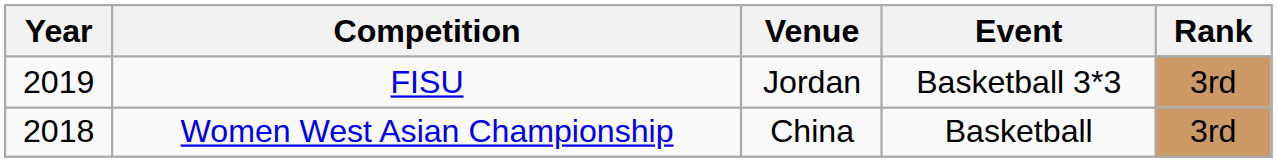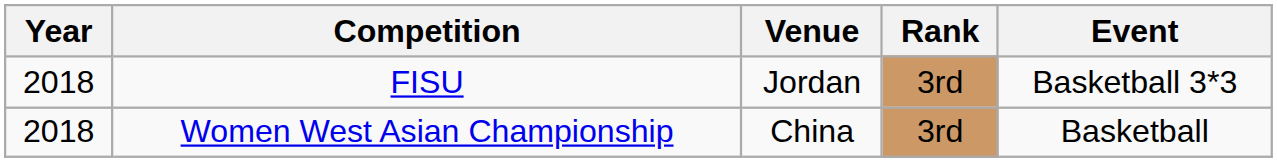columns swapped: (1213, 31) <-> (1019, 31)
(59, 82) 2019 -> (59, 82) 2018
